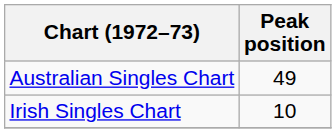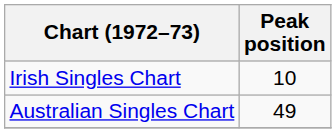rows swapped: (122, 77) <-> (95, 111)
